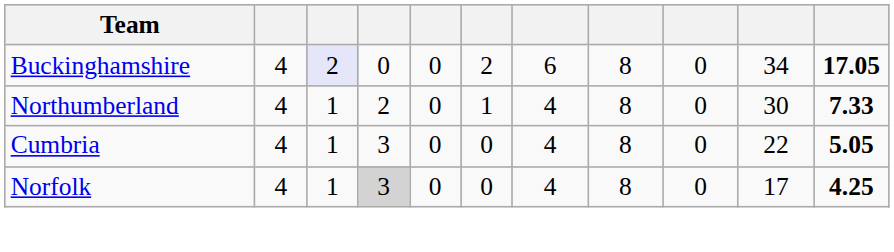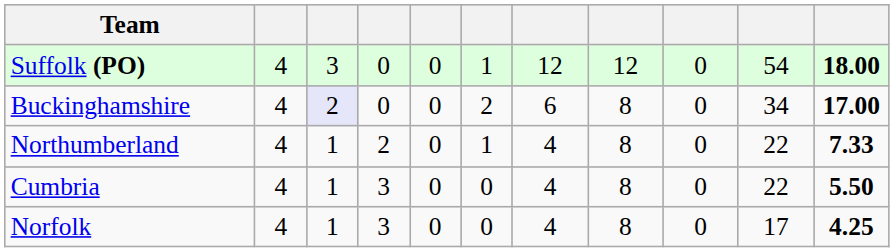+ row: (78, 65)
(851, 65) 17.05 -> (851, 105) 17.00
(776, 105) 30 -> (776, 145) 22
(851, 145) 5.05 -> (851, 186) 5.50
(384, 186) lightgrey background -> (384, 226) no background
